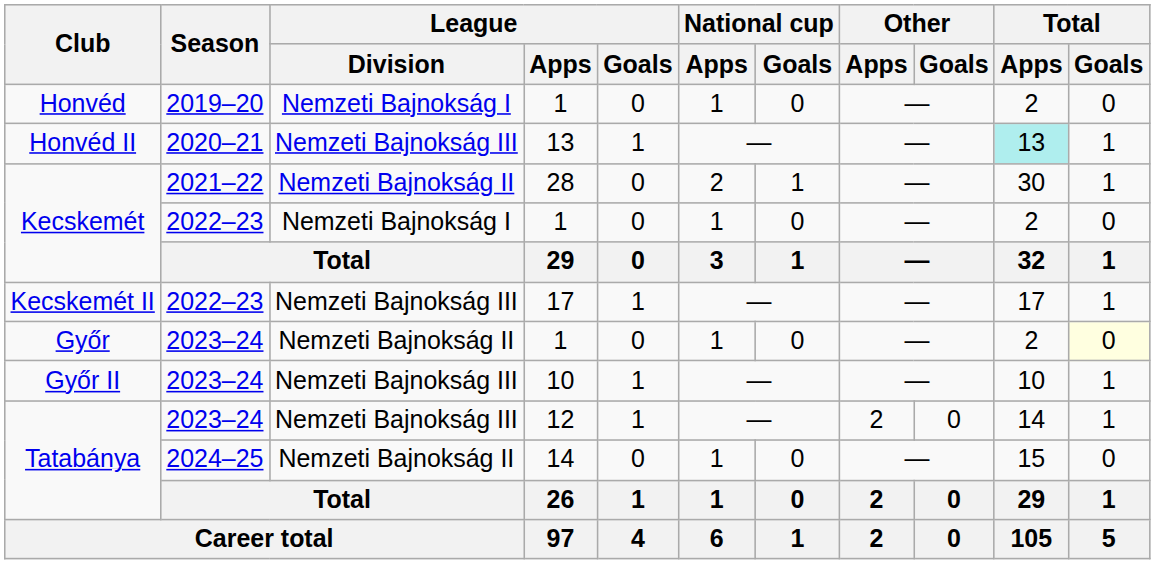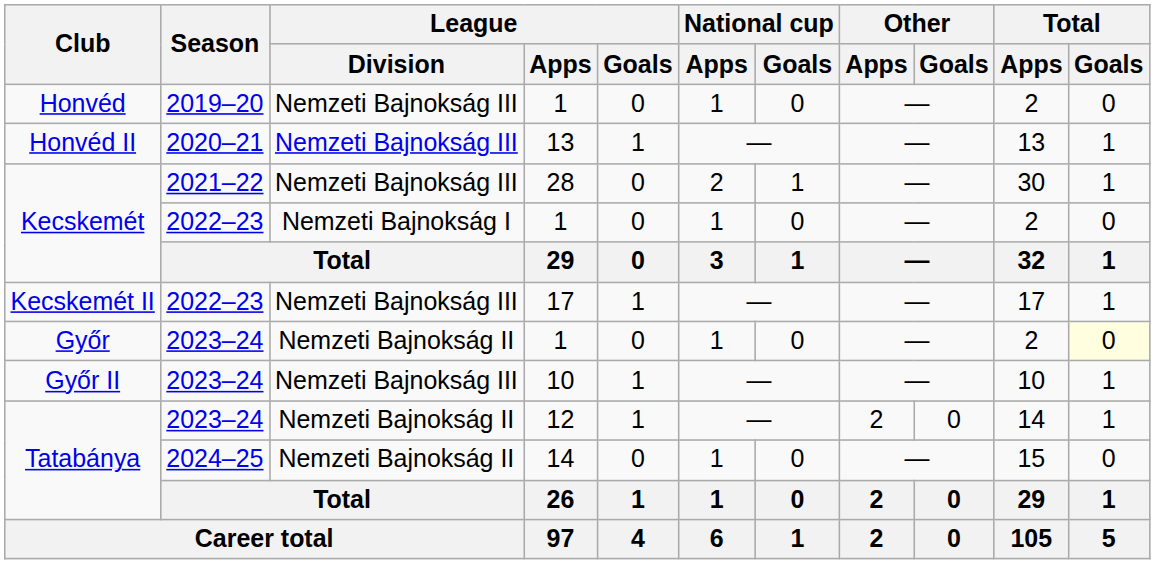(396, 103) Nemzeti Bajnokság I -> (396, 103) Nemzeti Bajnokság III
(1031, 143) paleturquoise background -> (1031, 143) no background
(396, 182) Nemzeti Bajnokság II -> (396, 182) Nemzeti Bajnokság III
(396, 420) Nemzeti Bajnokság III -> (396, 420) Nemzeti Bajnokság II
